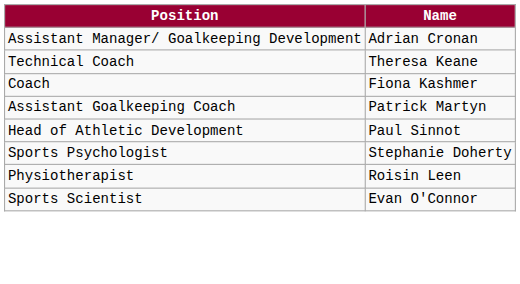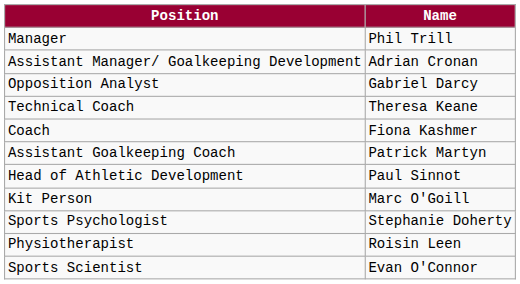+ row: (37, 39)
+ row: (84, 85)
+ row: (50, 199)
